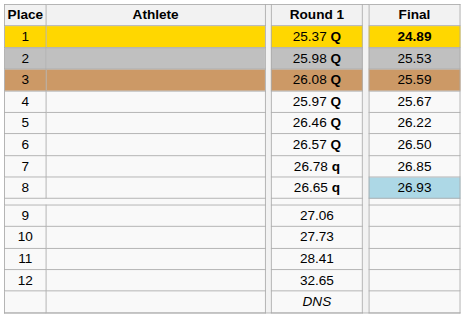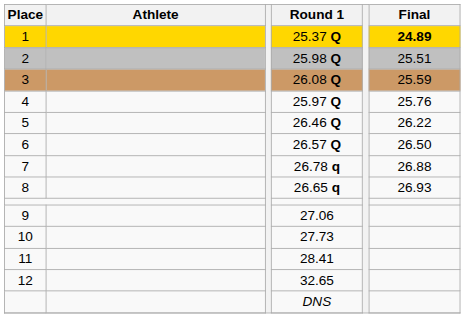(414, 58) 25.53 -> (414, 58) 25.51
(414, 101) 25.67 -> (414, 101) 25.76
(414, 166) 26.85 -> (414, 166) 26.88
(414, 187) lightblue background -> (414, 187) no background
